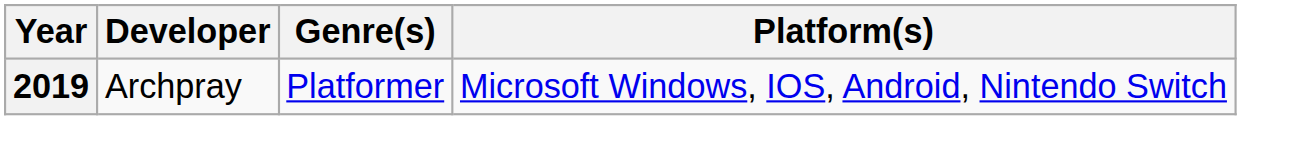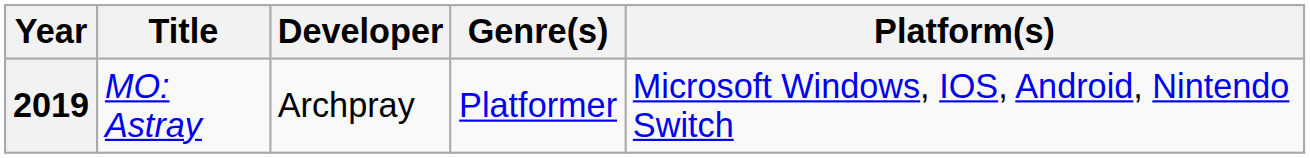+ column: (183, 31)
